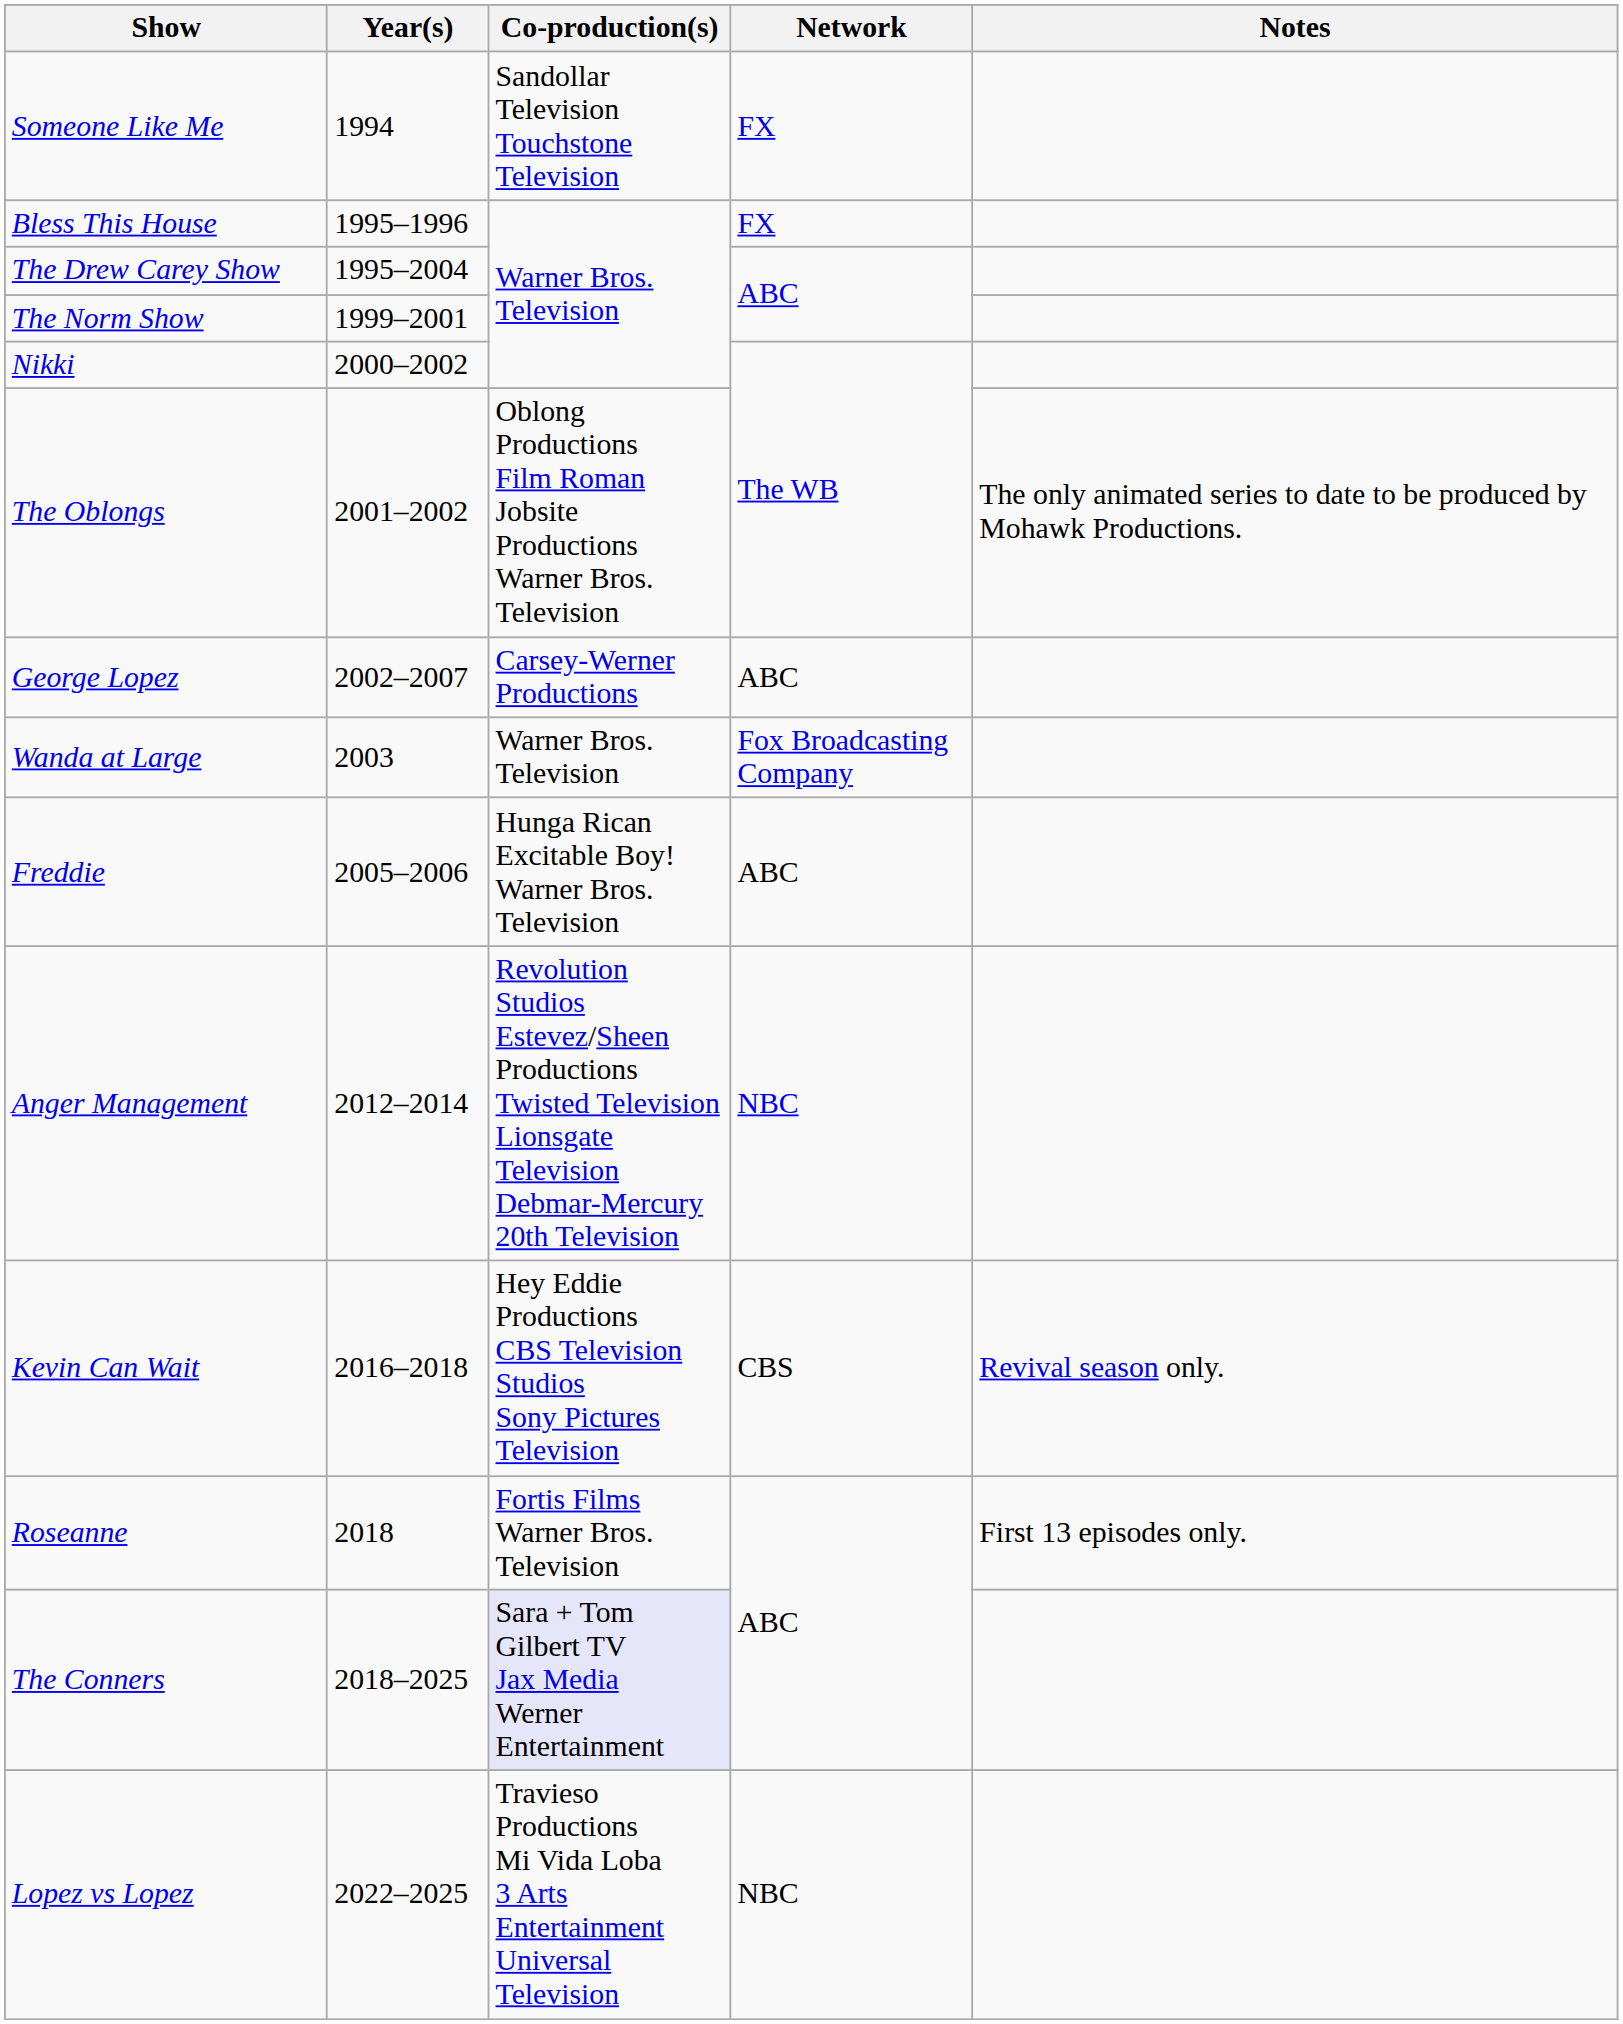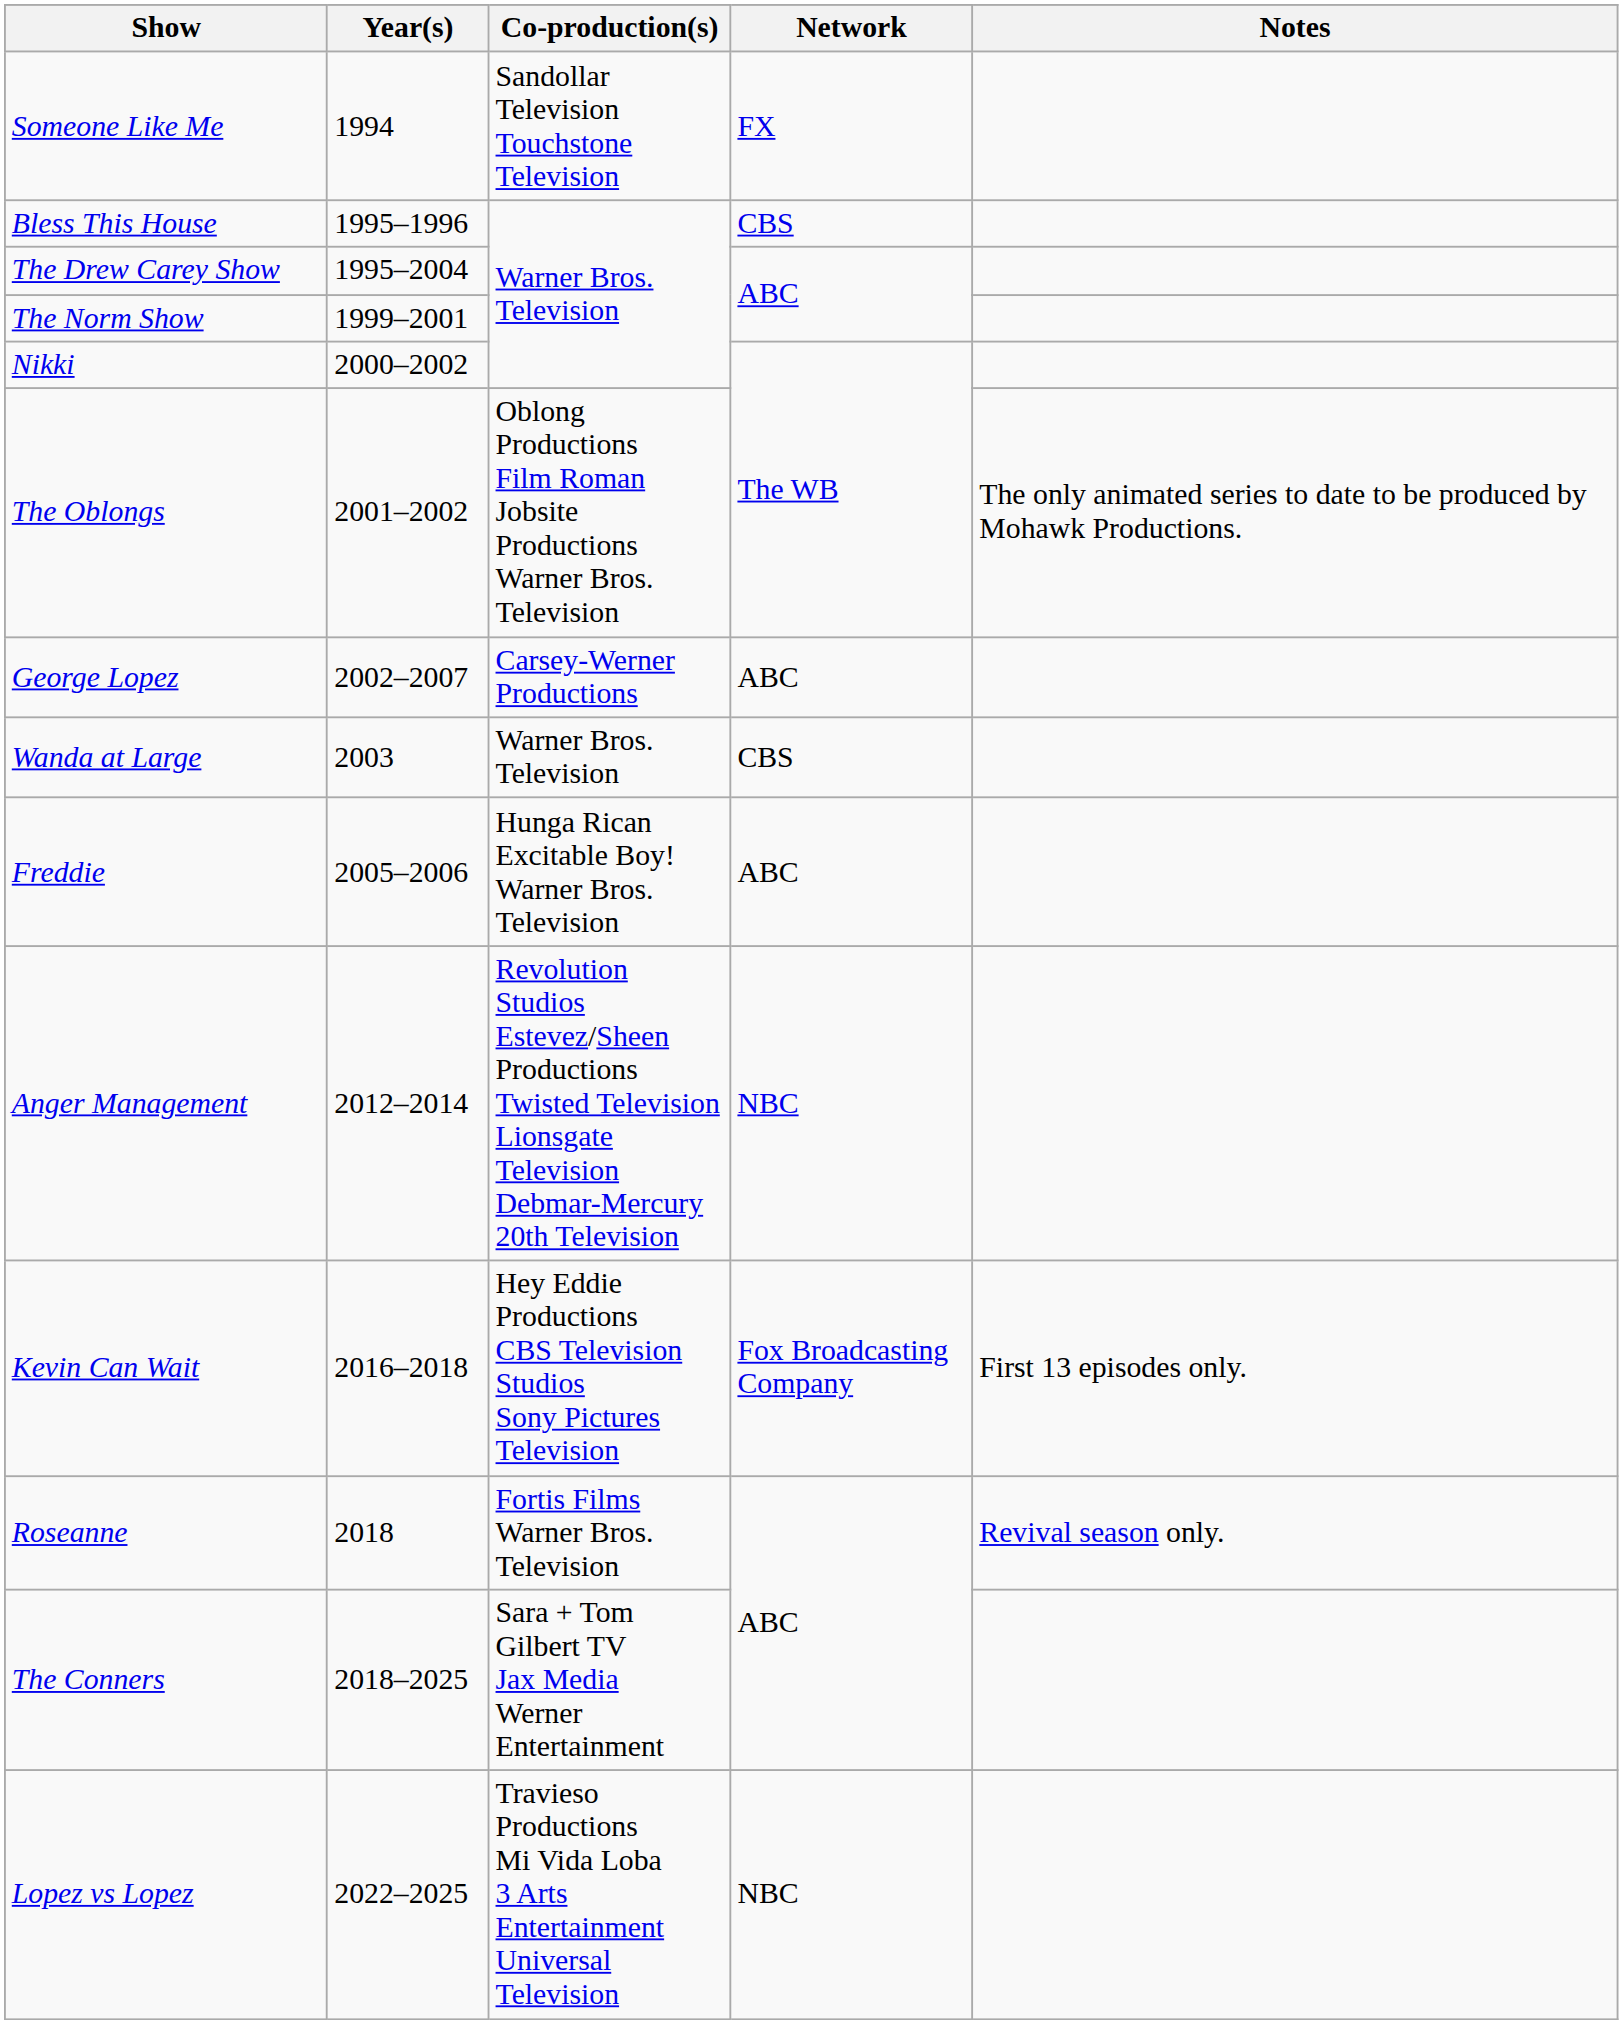(756, 222) FX -> (766, 222) CBS
(843, 757) Fox Broadcasting Company -> (766, 757) CBS
(766, 1367) CBS -> (843, 1367) Fox Broadcasting Company
(1102, 1367) Revival season only. -> (1113, 1367) First 13 episodes only.
(1113, 1531) First 13 episodes only. -> (1102, 1531) Revival season only.
(580, 1679) lavender background -> (580, 1679) no background
